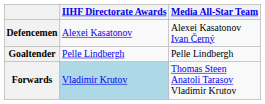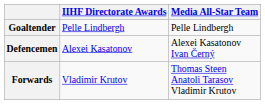rows swapped: (32, 54) <-> (32, 33)
(95, 80) lightblue background -> (95, 80) no background
